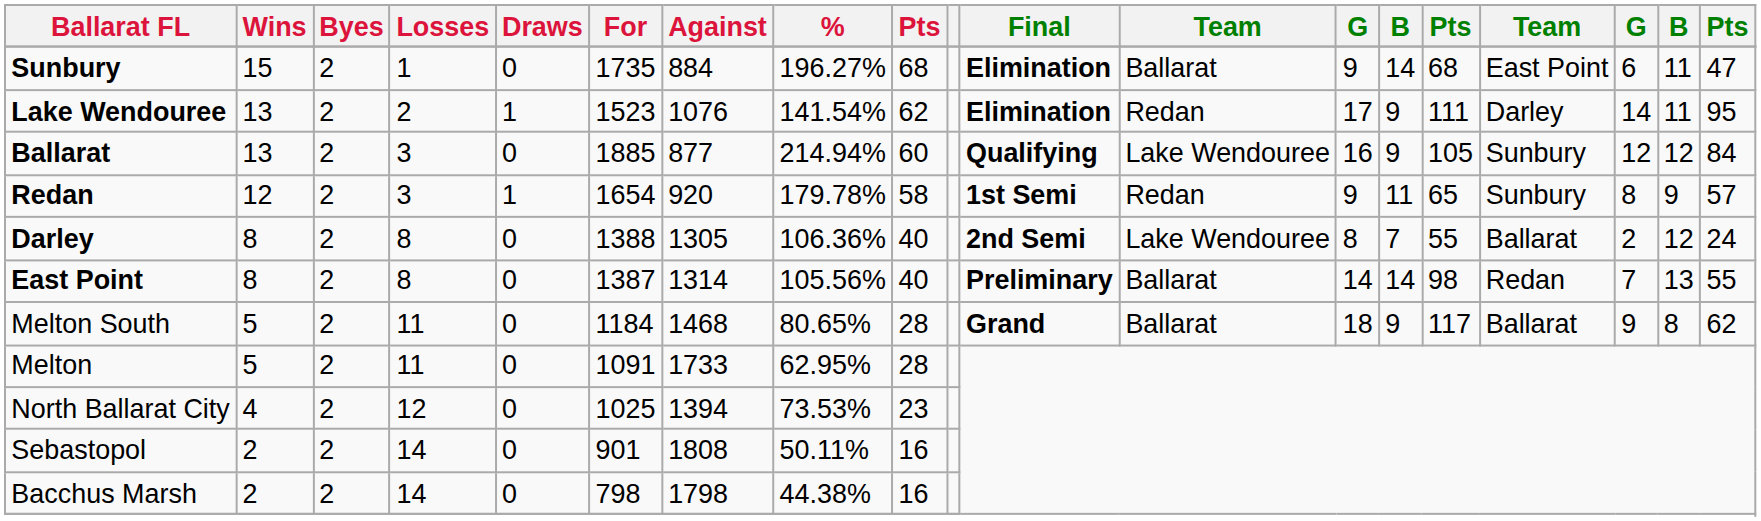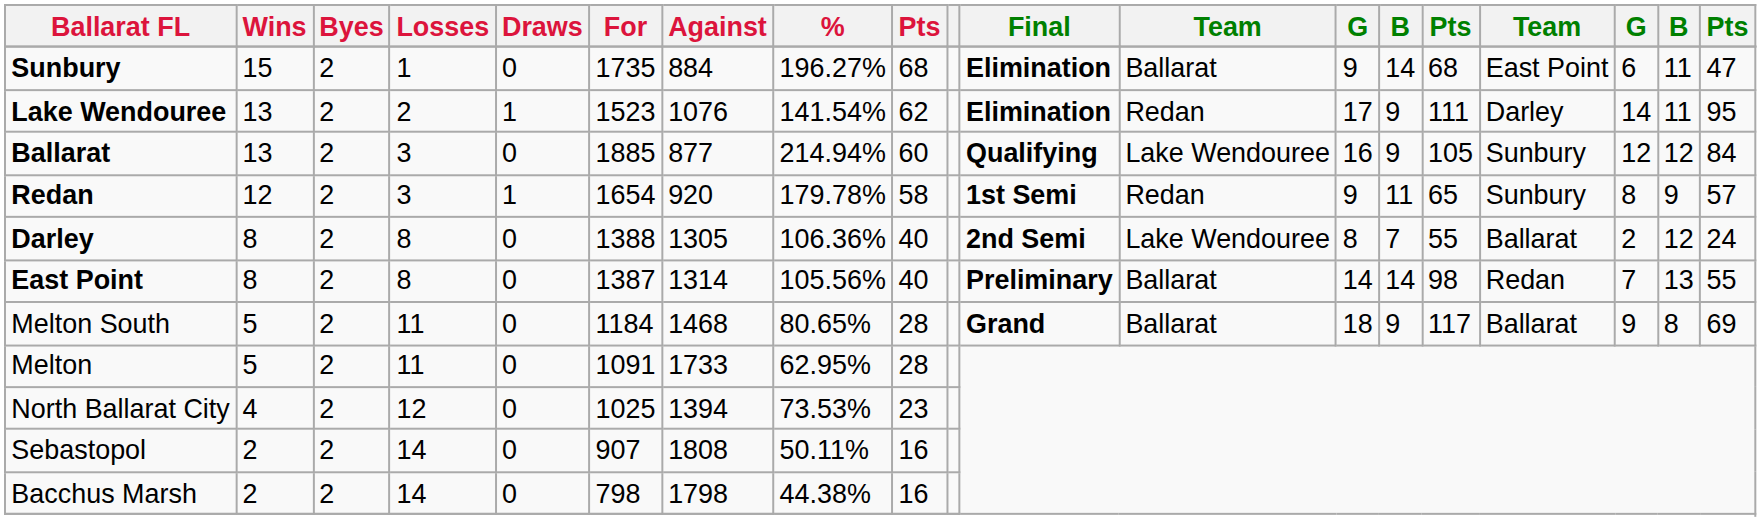(1722, 323) 62 -> (1722, 323) 69
(618, 450) 901 -> (618, 450) 907
